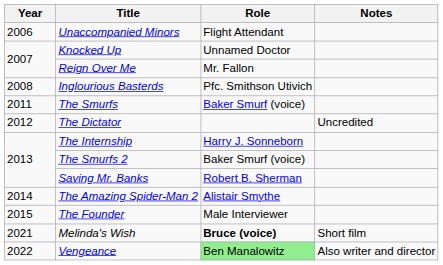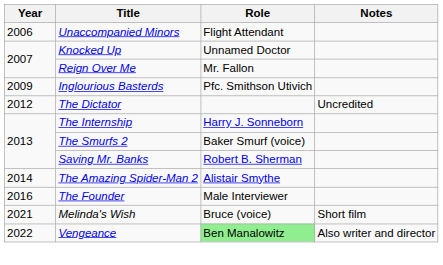(20, 86) 2008 -> (20, 86) 2009
- row: (88, 104)
(20, 214) 2015 -> (20, 196) 2016
(240, 232) bold -> (237, 214) normal
